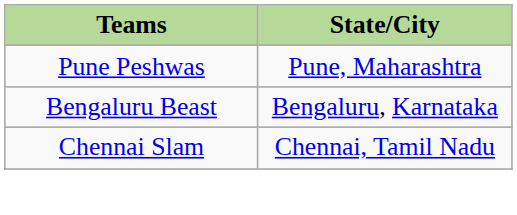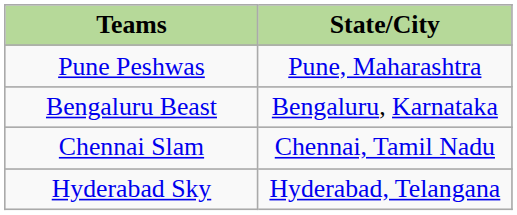+ row: (131, 188)
